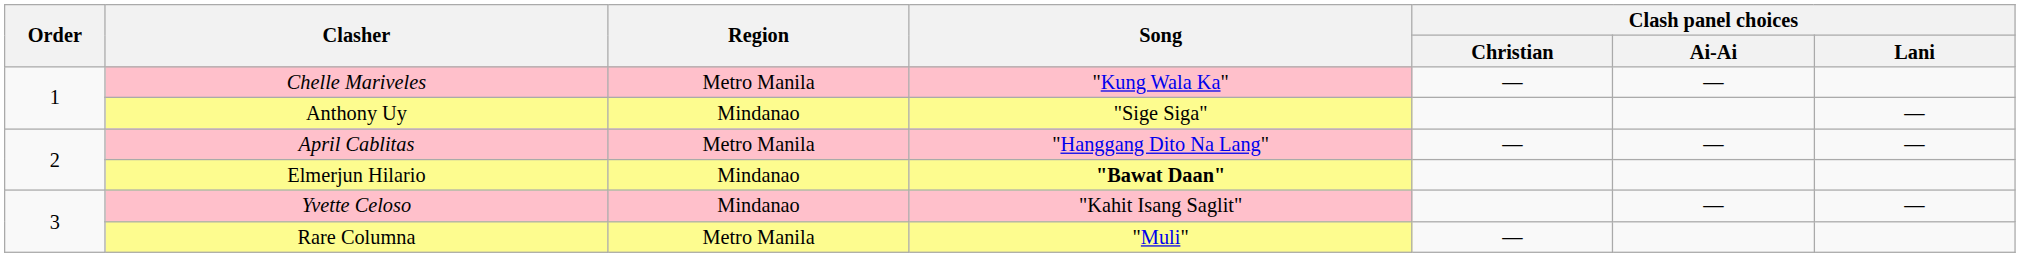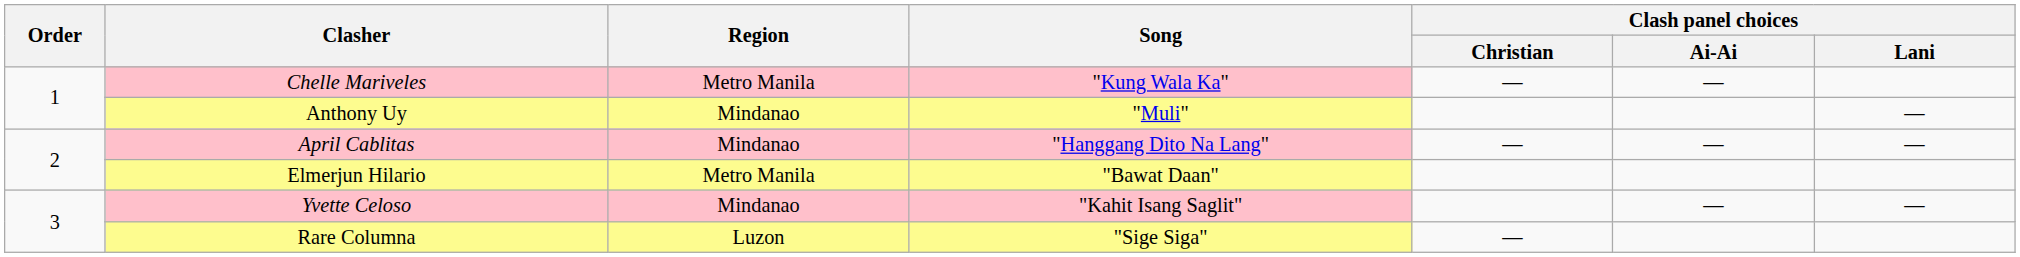(1161, 113) "Sige Siga" -> (1161, 113) "Muli"
(759, 144) Metro Manila -> (759, 144) Mindanao
(759, 175) Mindanao -> (759, 175) Metro Manila
(1161, 175) bold -> (1161, 175) normal
(759, 237) Metro Manila -> (759, 237) Luzon
(1161, 237) "Muli" -> (1161, 237) "Sige Siga"
